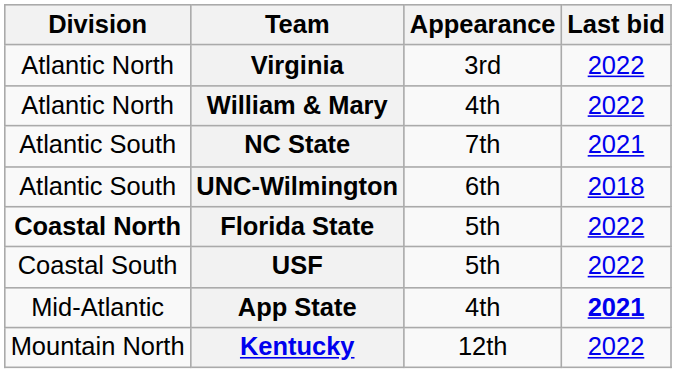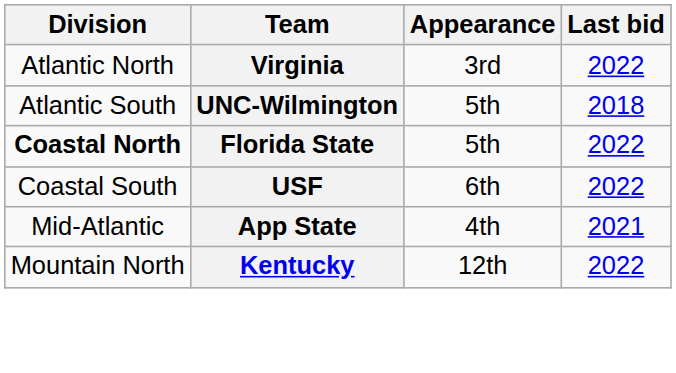- row: (297, 105)
- row: (297, 145)
(483, 186) 6th -> (483, 105) 5th
(483, 266) 5th -> (483, 186) 6th
(616, 307) bold -> (616, 226) normal
